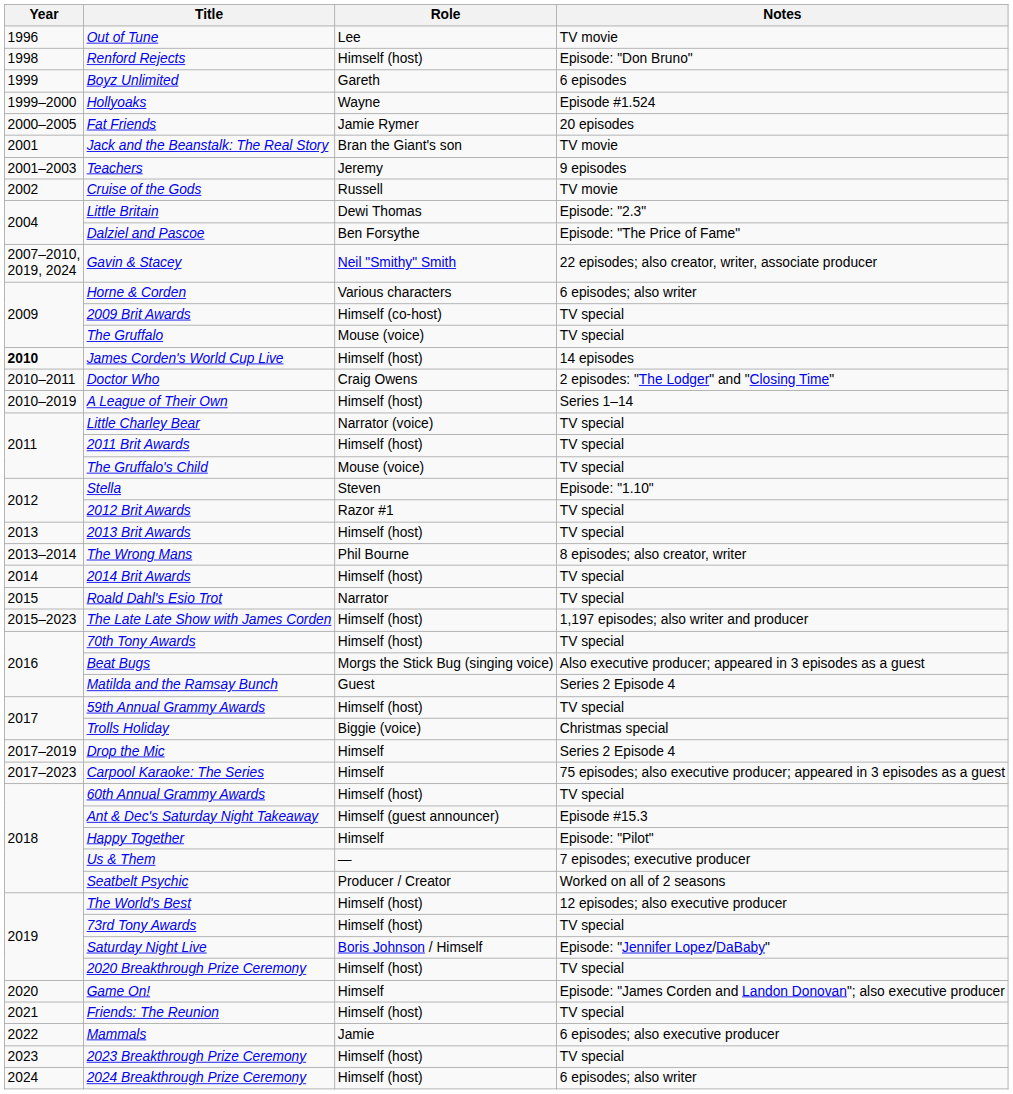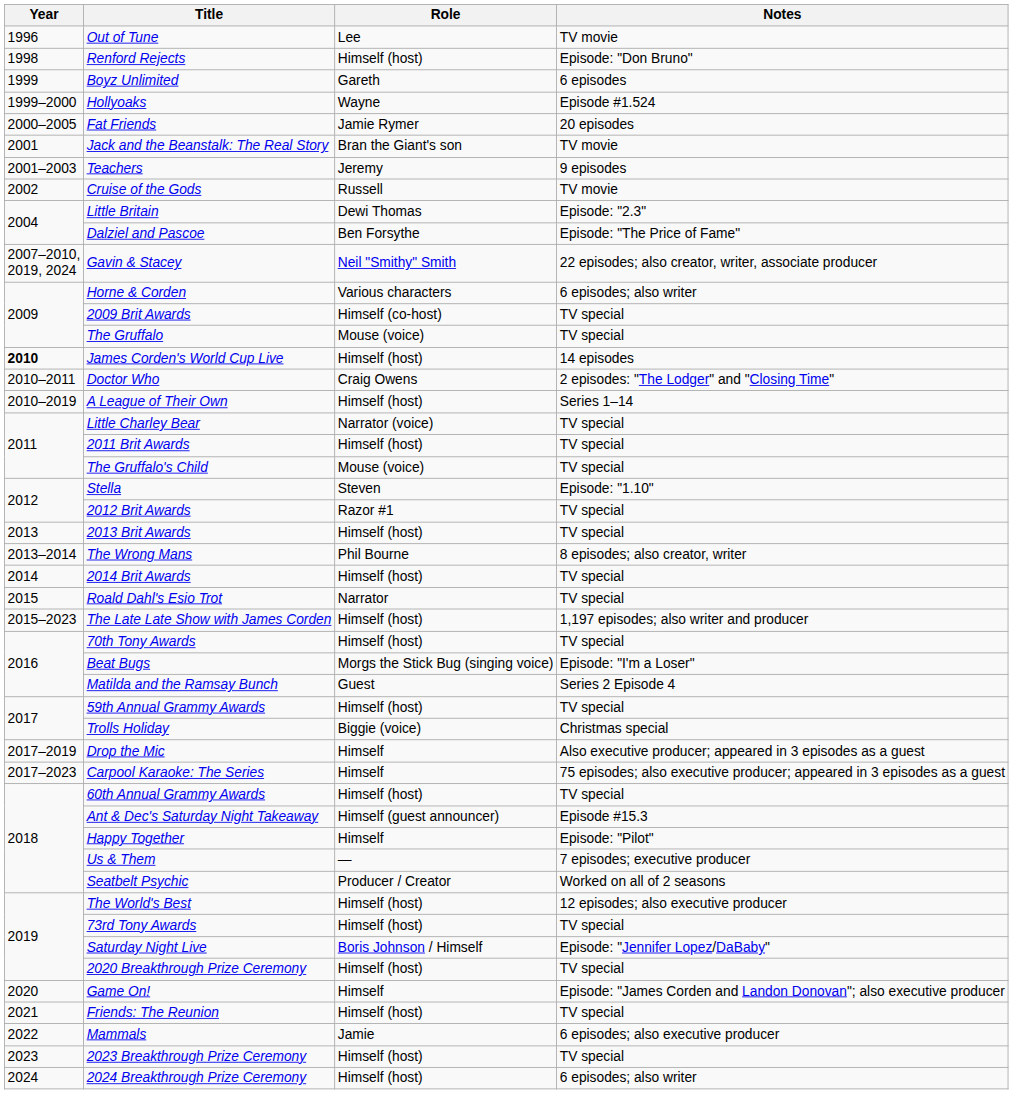(742, 663) Also executive producer; appeared in 3 episodes as a guest -> (627, 663) Episode: "I'm a Loser"
(618, 751) Series 2 Episode 4 -> (742, 751) Also executive producer; appeared in 3 episodes as a guest
